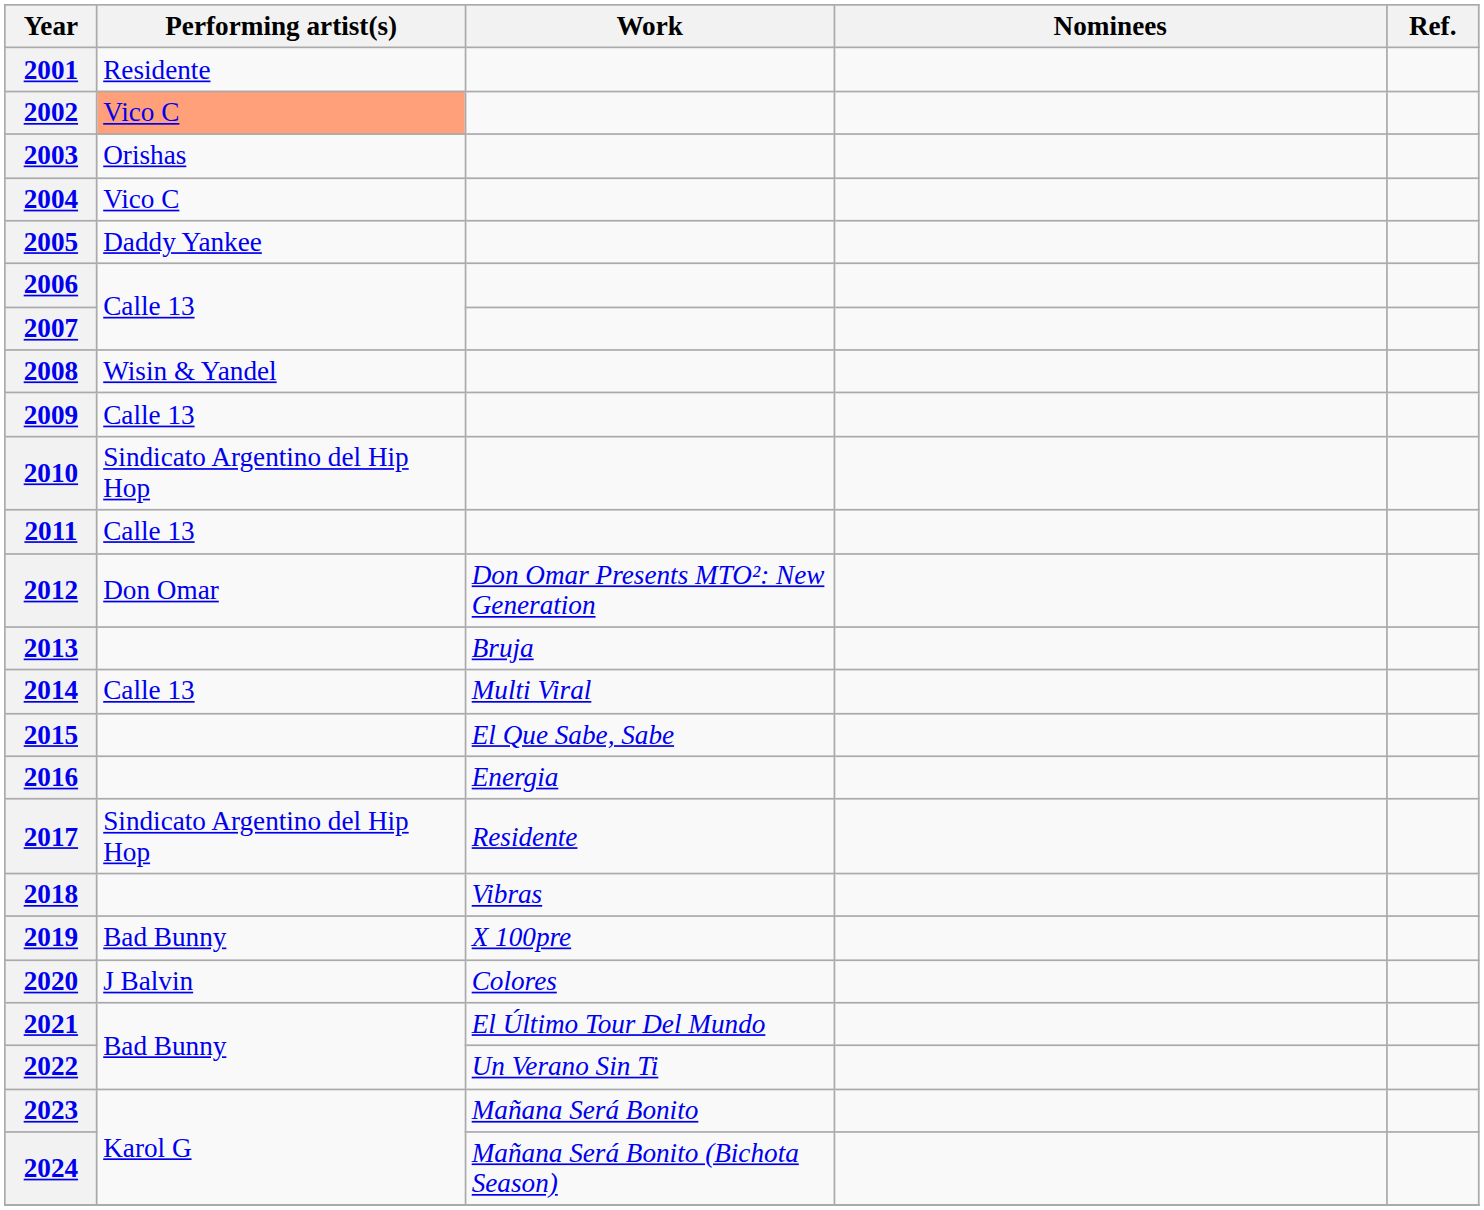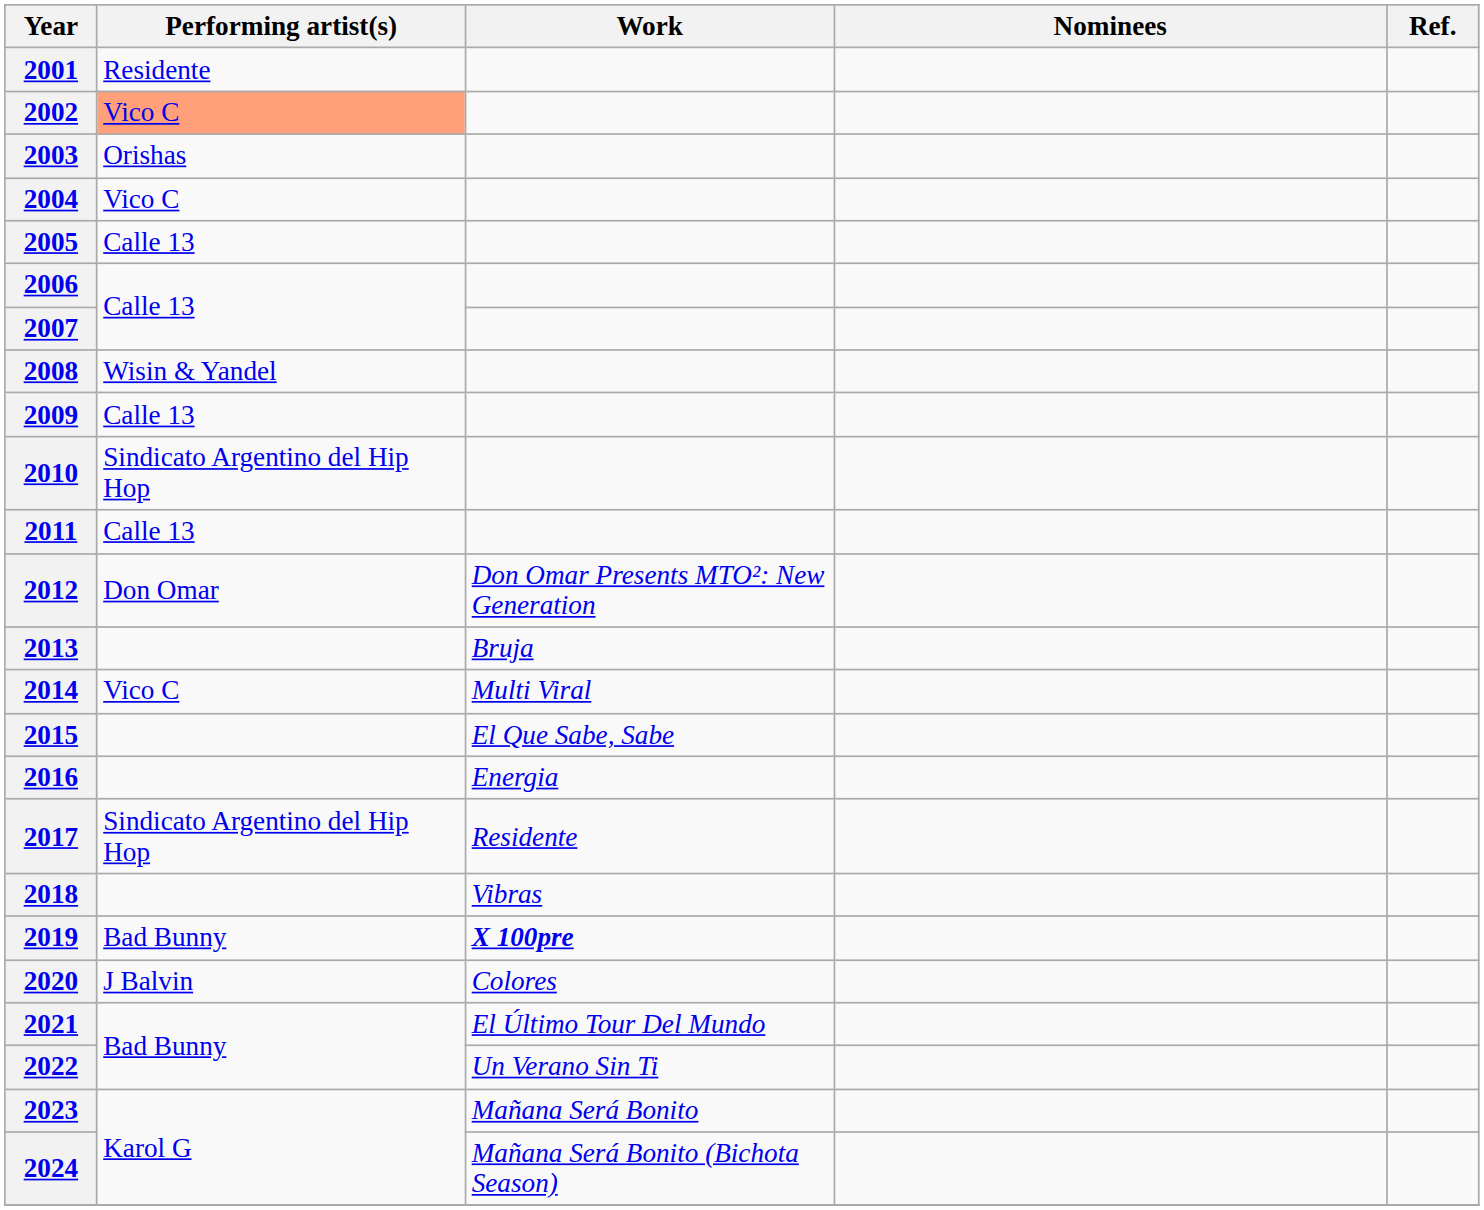(183, 241) Daddy Yankee -> (149, 241) Calle 13
(149, 691) Calle 13 -> (141, 691) Vico C
(521, 937) normal -> (523, 937) bold
